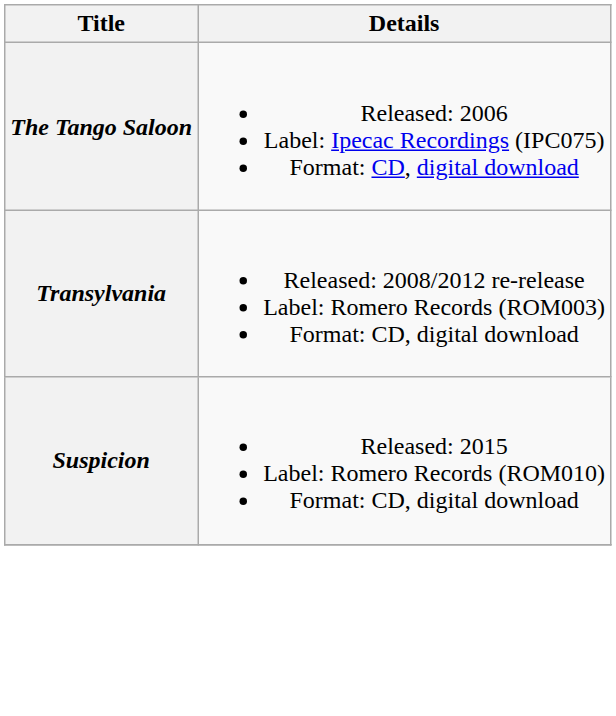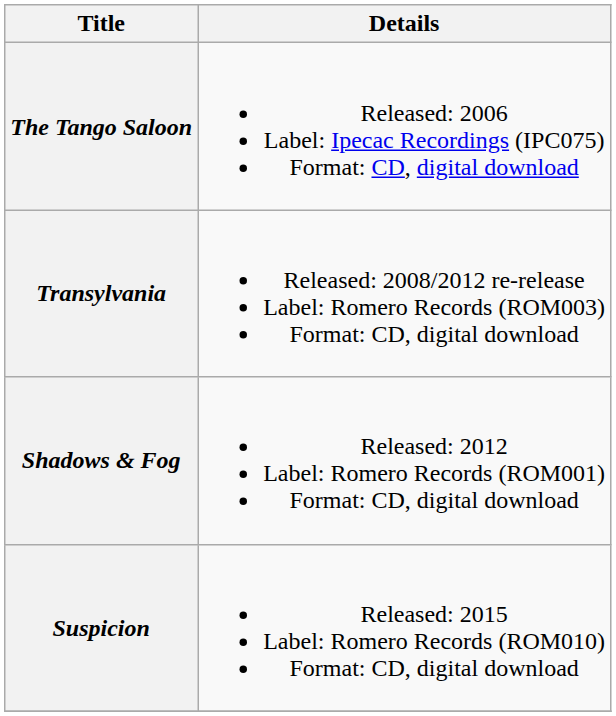+ row: (101, 460)
